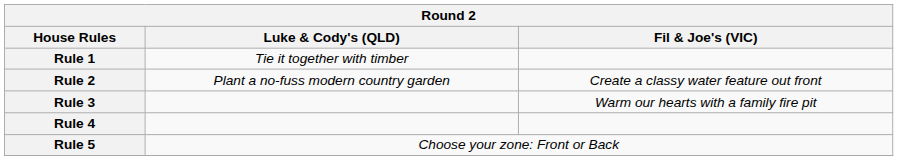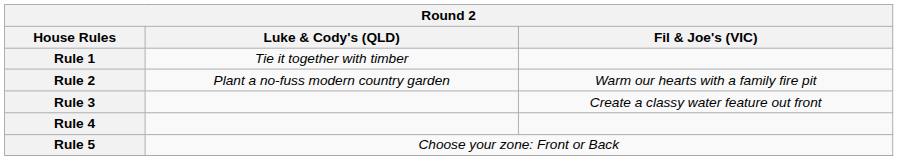(706, 81) Create a classy water feature out front -> (706, 81) Warm our hearts with a family fire pit
(706, 102) Warm our hearts with a family fire pit -> (706, 102) Create a classy water feature out front
